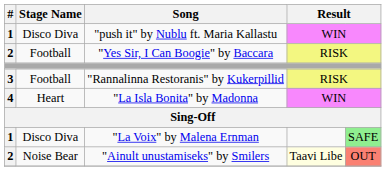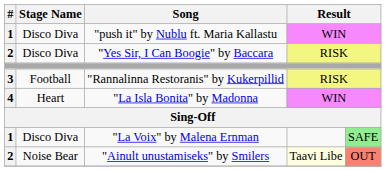(50, 53) Football -> (50, 53) Disco Diva
